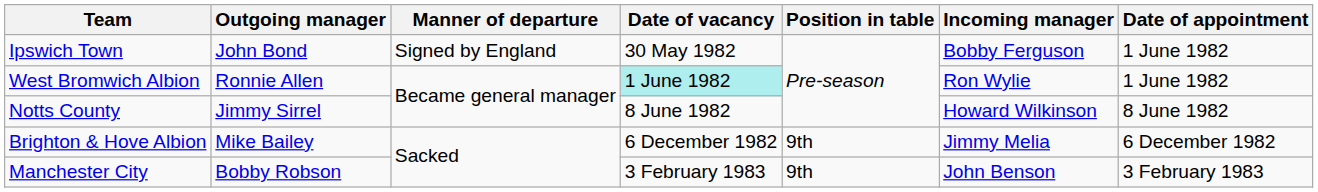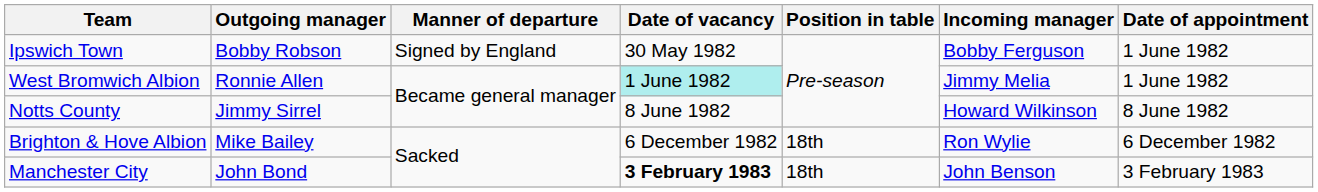(261, 50) John Bond -> (278, 50) Bobby Robson
(987, 80) Ron Wylie -> (997, 80) Jimmy Melia
(799, 141) 9th -> (805, 141) 18th
(997, 141) Jimmy Melia -> (987, 141) Ron Wylie
(278, 171) Bobby Robson -> (261, 171) John Bond
(695, 171) normal -> (698, 171) bold
(799, 171) 9th -> (805, 171) 18th
